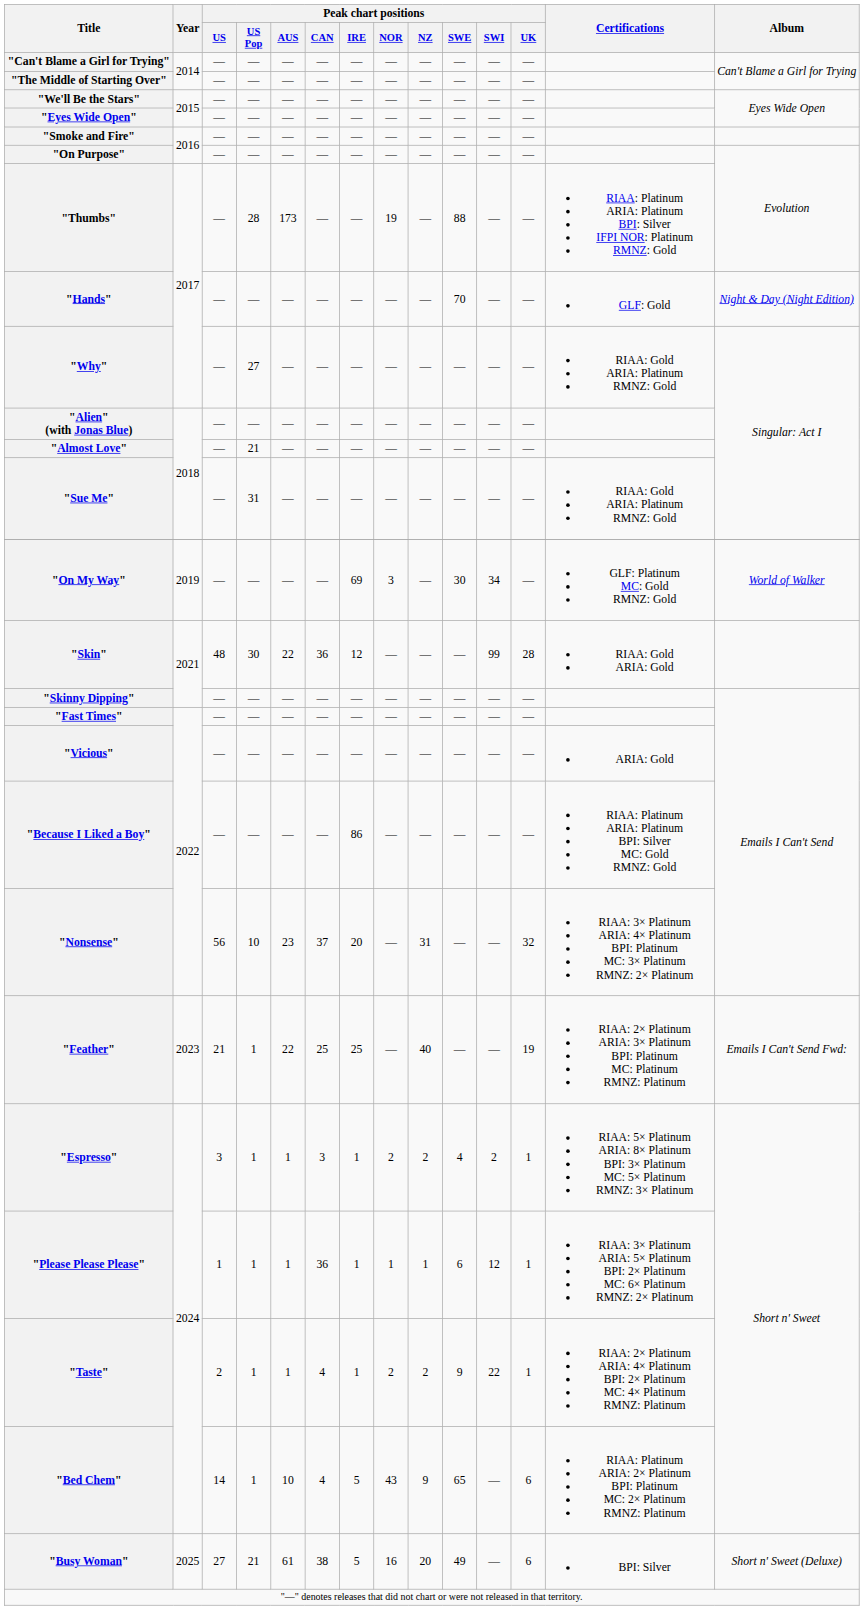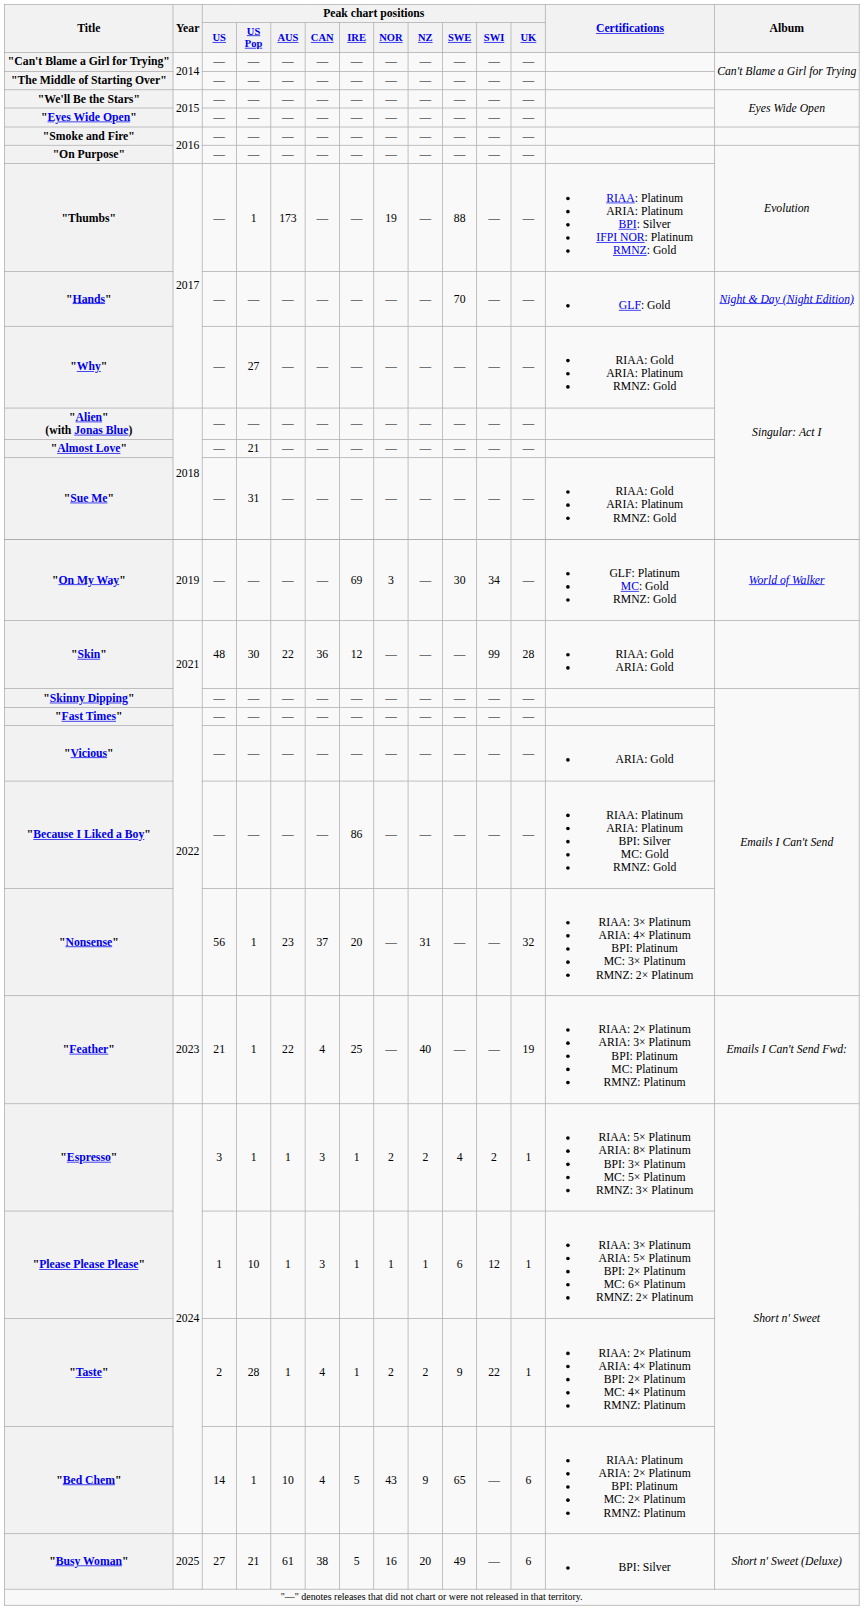(254, 217) 28 -> (254, 217) 1
(254, 942) 10 -> (254, 942) 1
(322, 1049) 25 -> (322, 1049) 4
(254, 1264) 1 -> (254, 1264) 10
(322, 1264) 36 -> (322, 1264) 3
(254, 1372) 1 -> (254, 1372) 28
